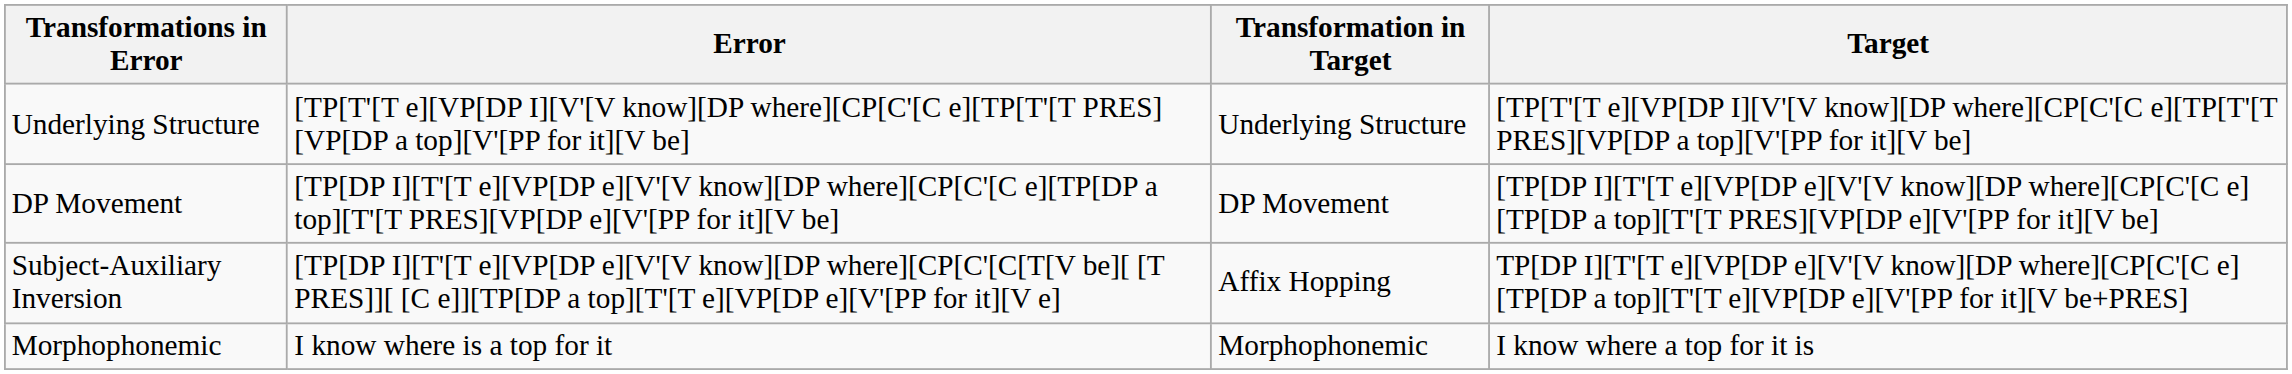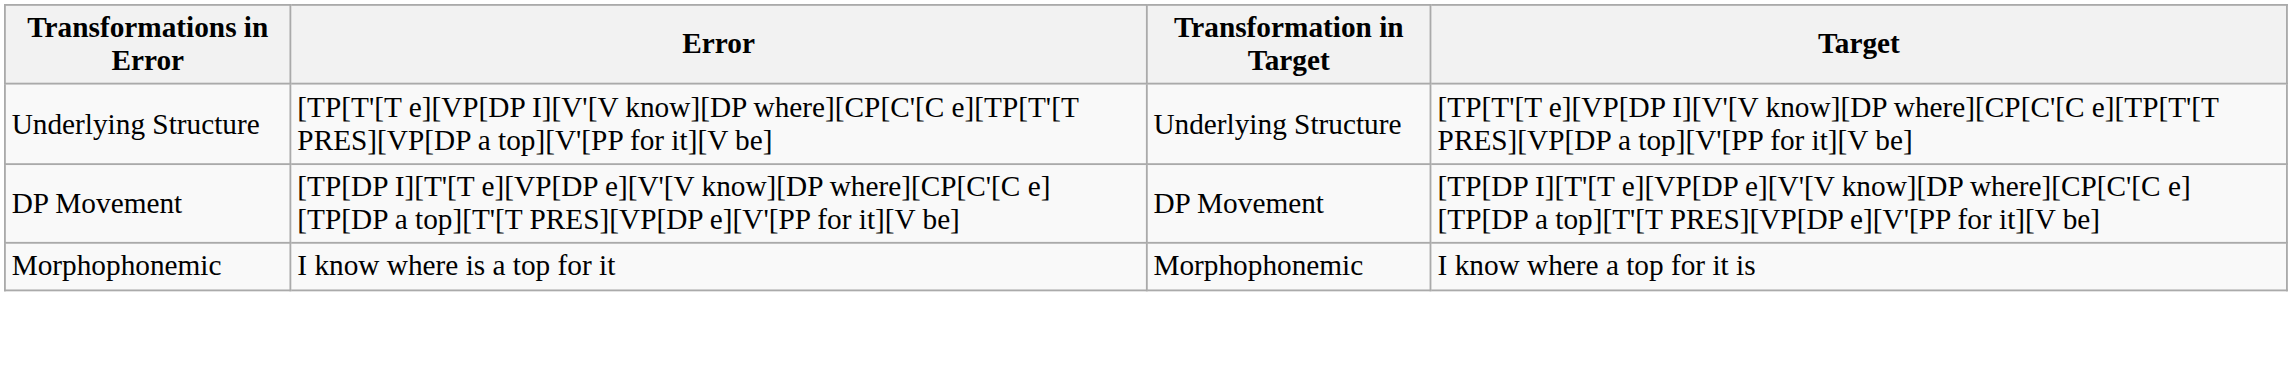- row: (117, 282)
